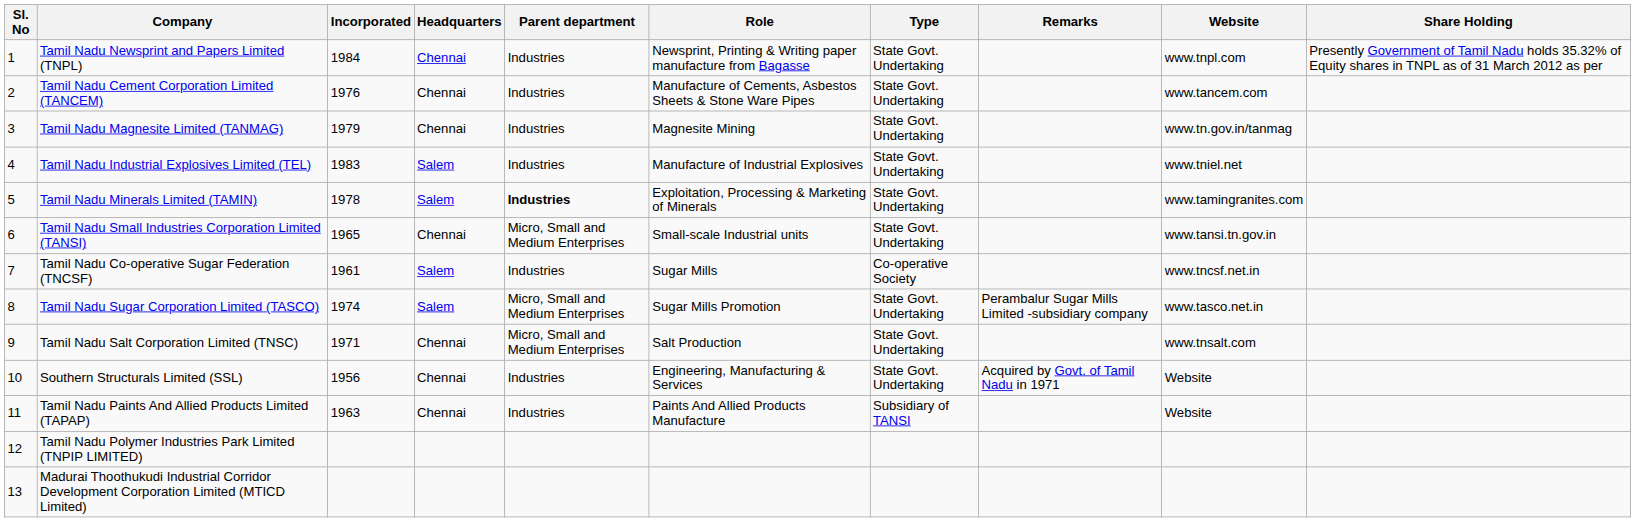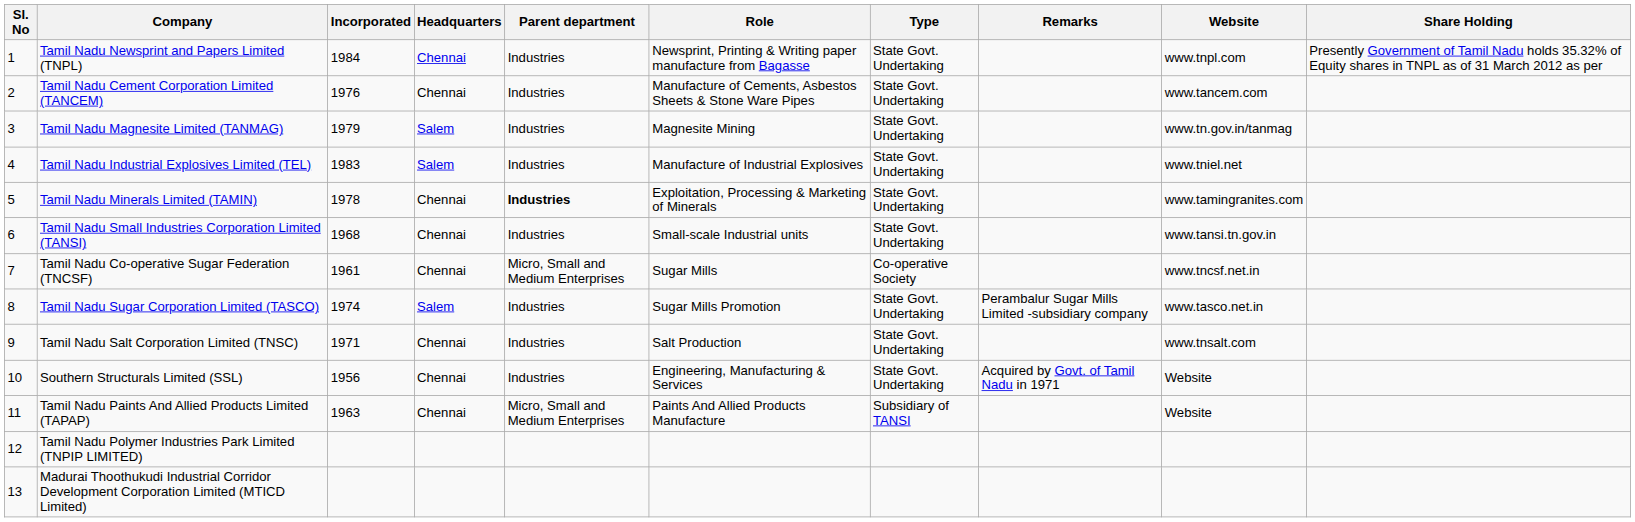(441, 128) Chennai -> (436, 128) Salem
(436, 200) Salem -> (441, 200) Chennai
(345, 235) 1965 -> (345, 235) 1968
(566, 235) Micro, Small and Medium Enterprises -> (536, 235) Industries
(436, 271) Salem -> (441, 271) Chennai
(536, 271) Industries -> (566, 271) Micro, Small and Medium Enterprises
(566, 306) Micro, Small and Medium Enterprises -> (536, 306) Industries
(566, 342) Micro, Small and Medium Enterprises -> (536, 342) Industries
(536, 413) Industries -> (566, 413) Micro, Small and Medium Enterprises
